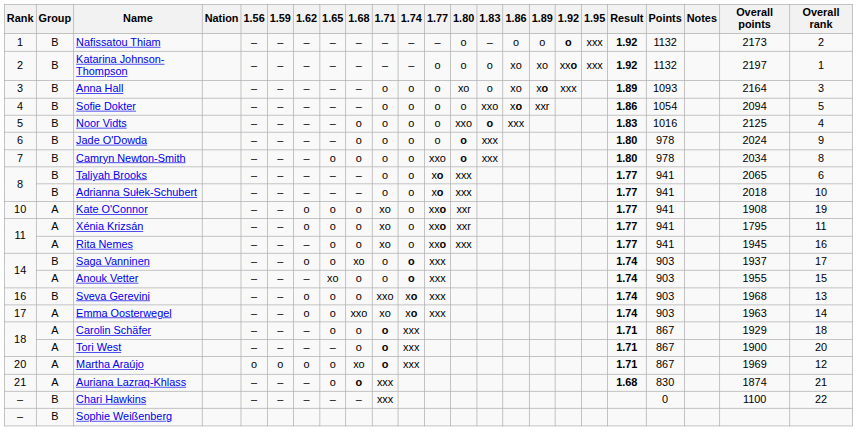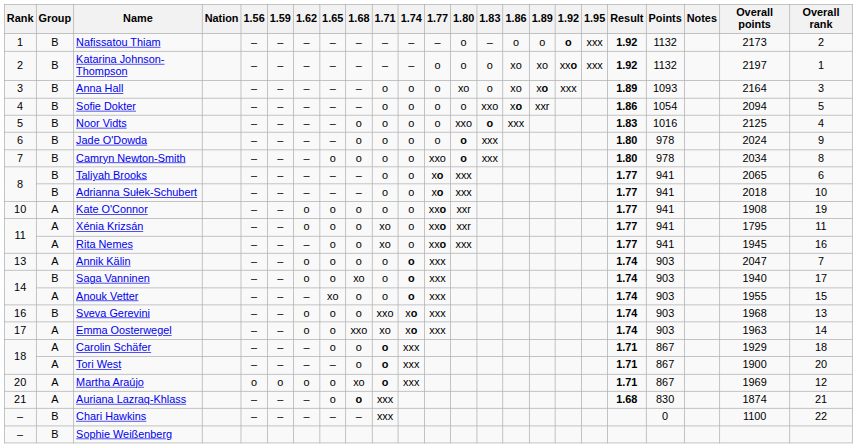(385, 210) xo -> (385, 210) o
+ row: (103, 261)
(755, 261) 1937 -> (755, 279) 1940
